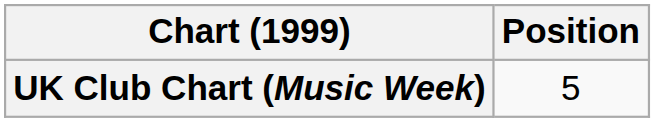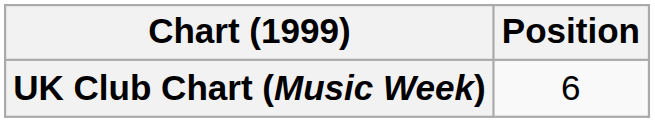(571, 87) 5 -> (571, 87) 6
